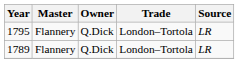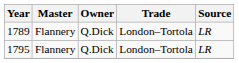rows swapped: (18, 49) <-> (18, 31)
